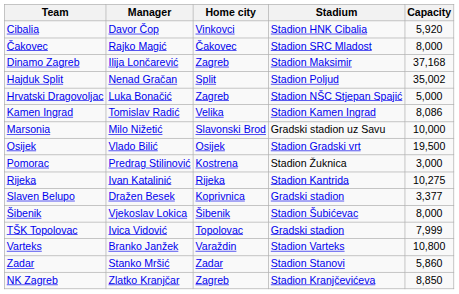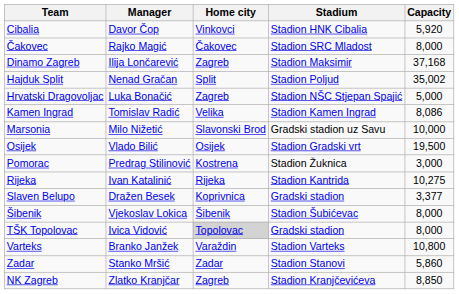(219, 230) no background -> (219, 230) lightgrey background
(429, 230) 7,999 -> (429, 230) 8,000
